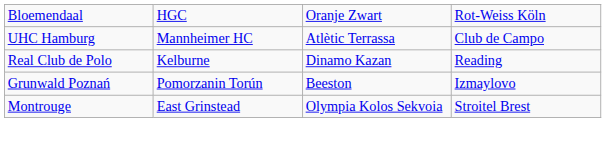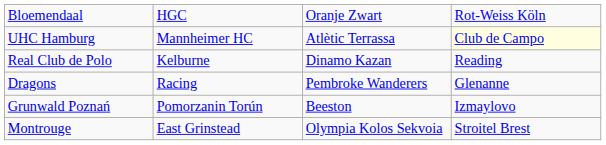(499, 38) no background -> (499, 38) lightyellow background
+ row: (32, 83)
